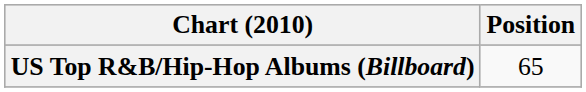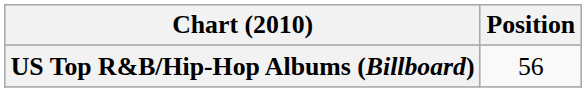(531, 65) 65 -> (531, 65) 56
